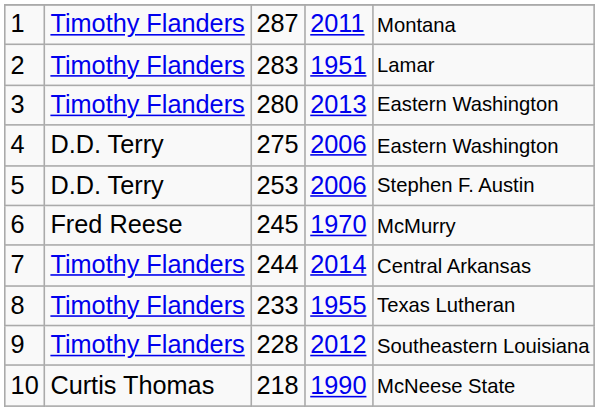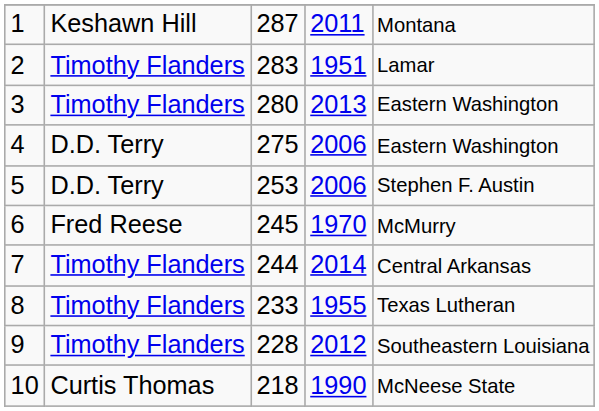(148, 24) Timothy Flanders -> (123, 24) Keshawn Hill
